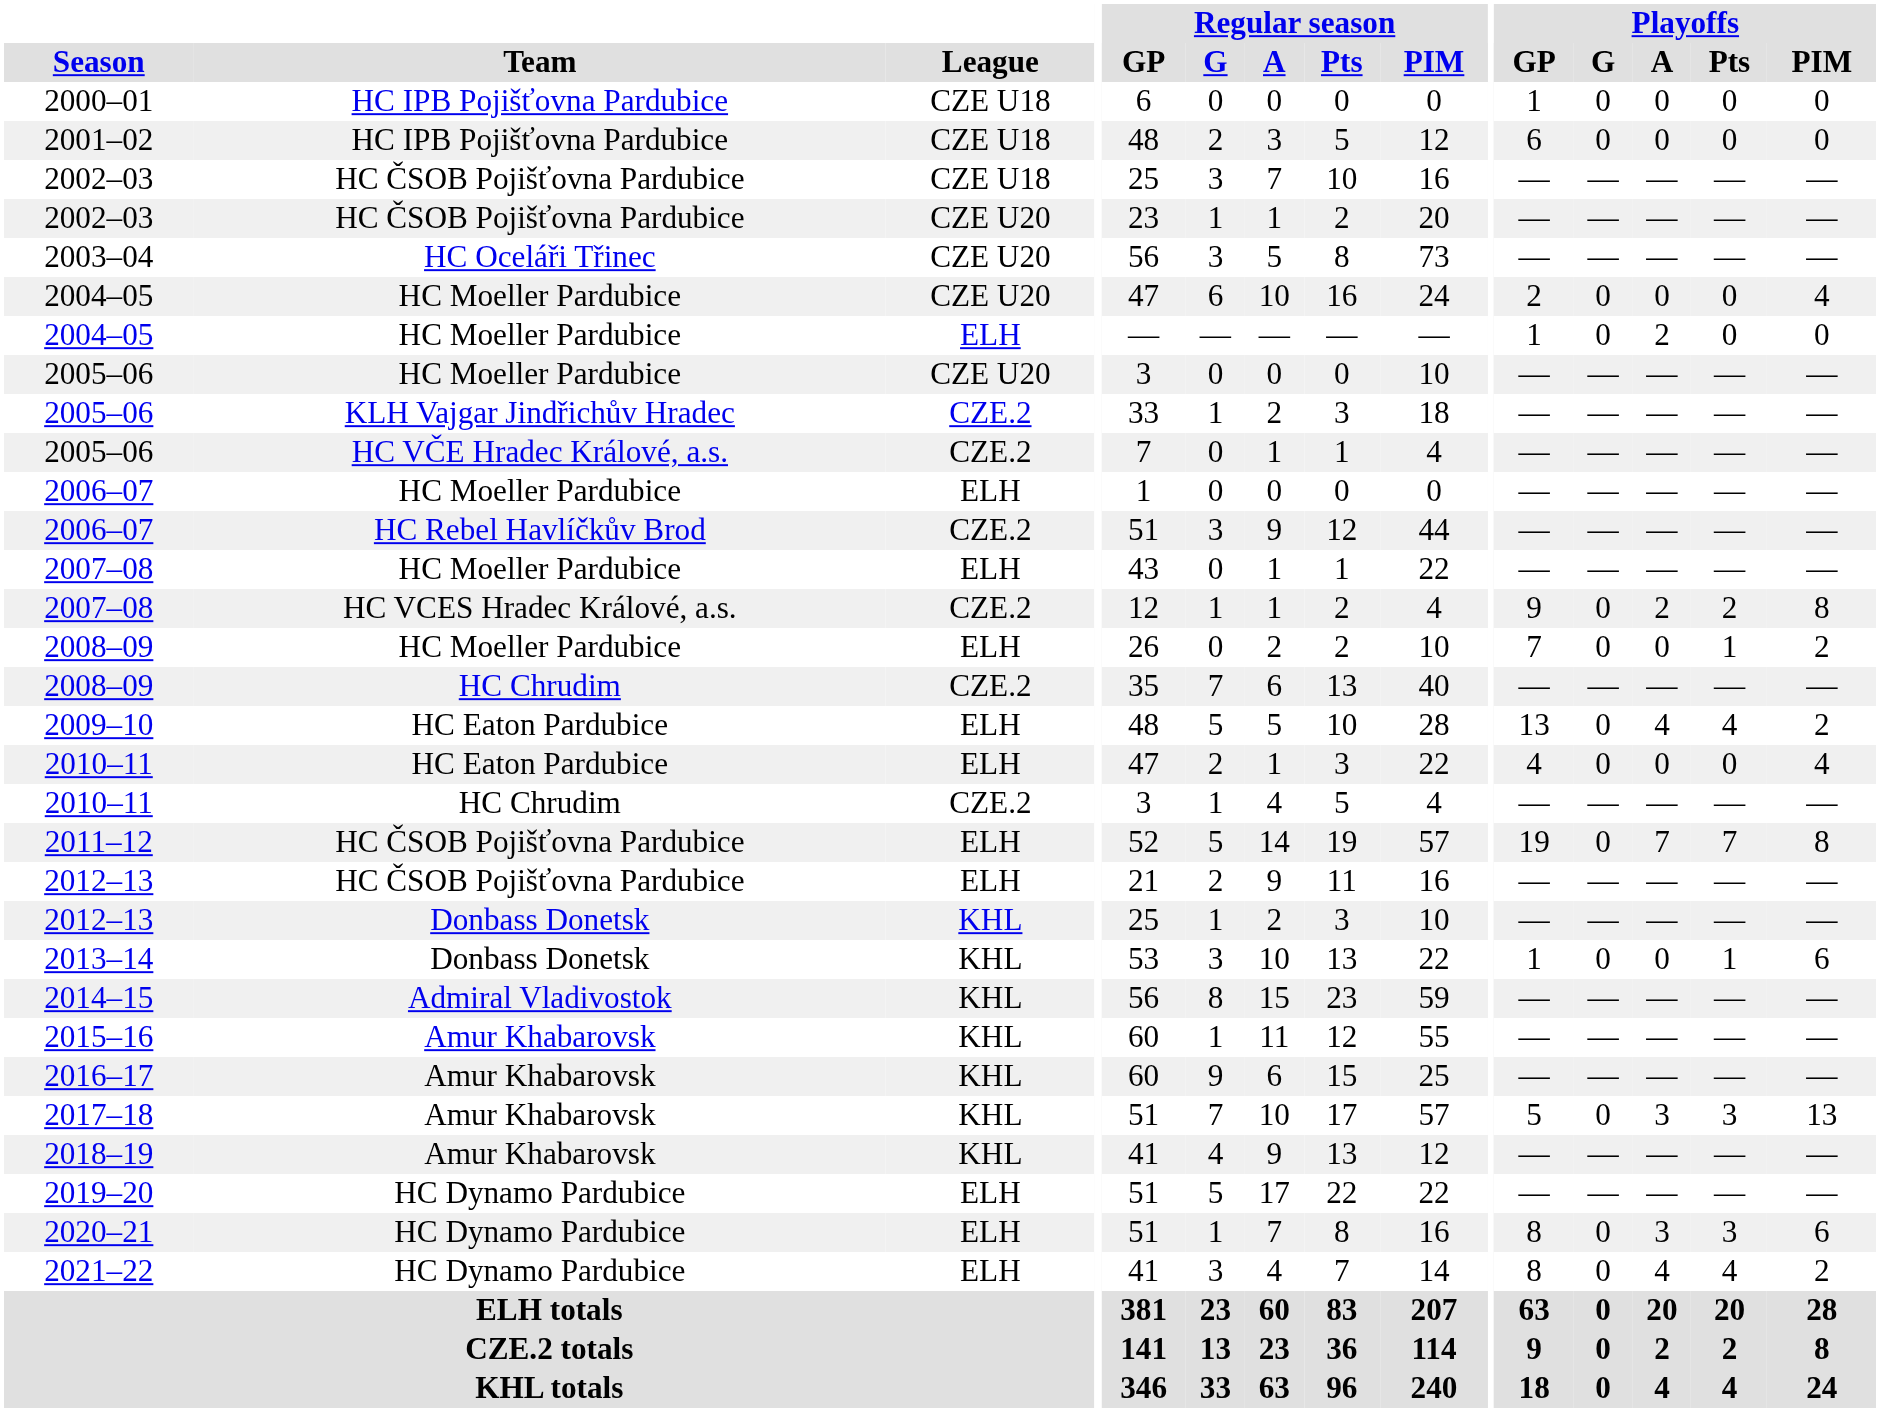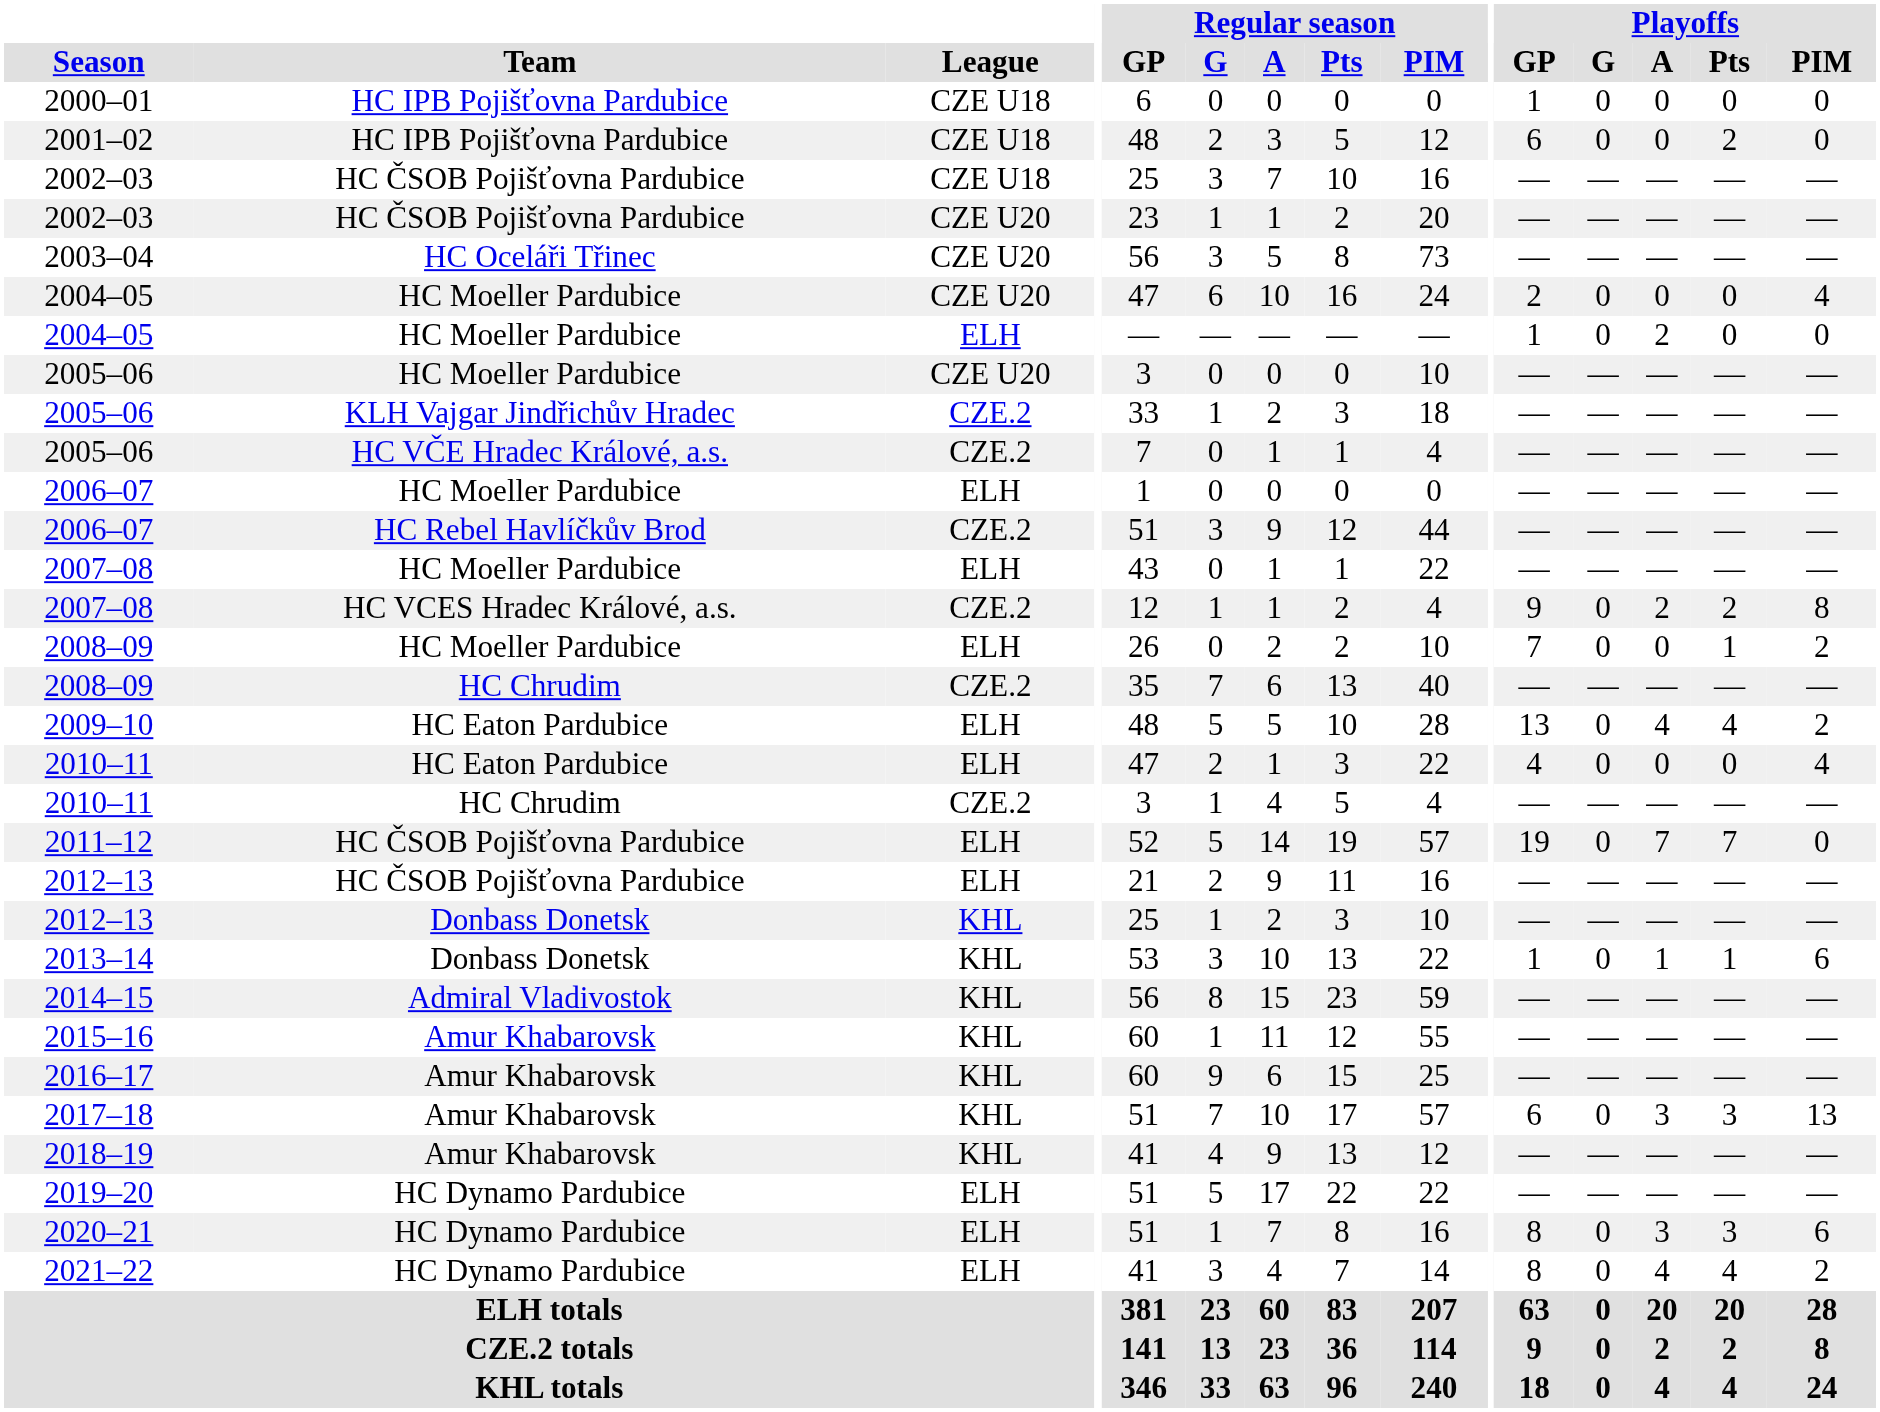(1729, 140) 0 -> (1729, 140) 2
(1822, 842) 8 -> (1822, 842) 0
(1662, 959) 0 -> (1662, 959) 1
(1534, 1115) 5 -> (1534, 1115) 6
